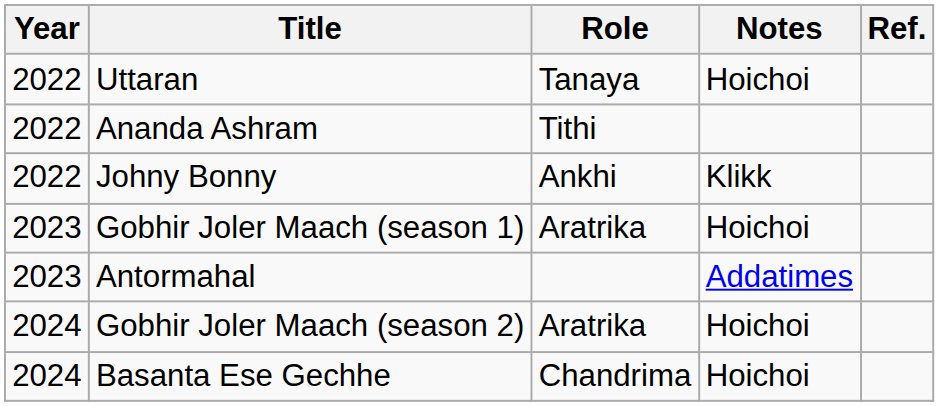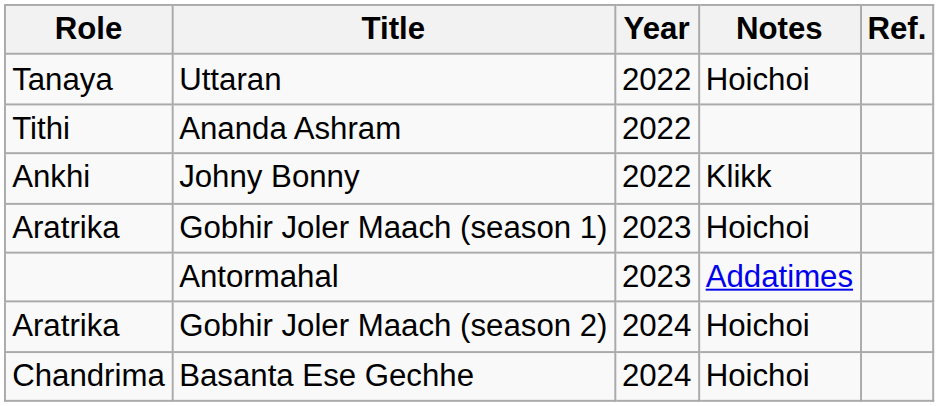columns swapped: (47, 29) <-> (615, 29)
